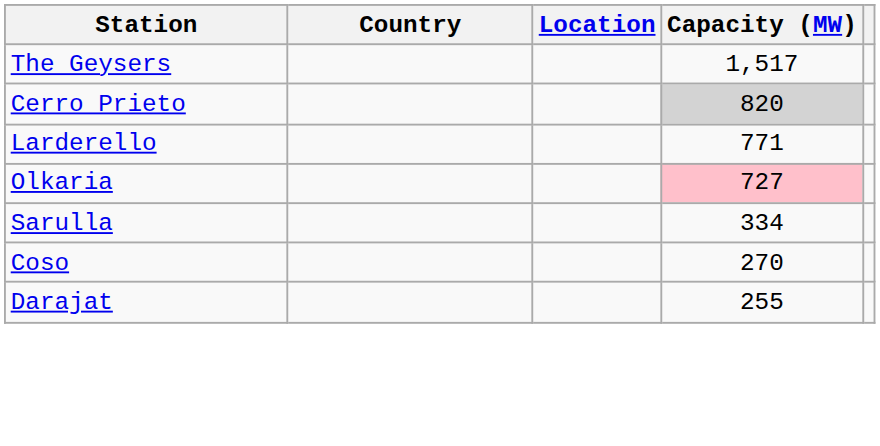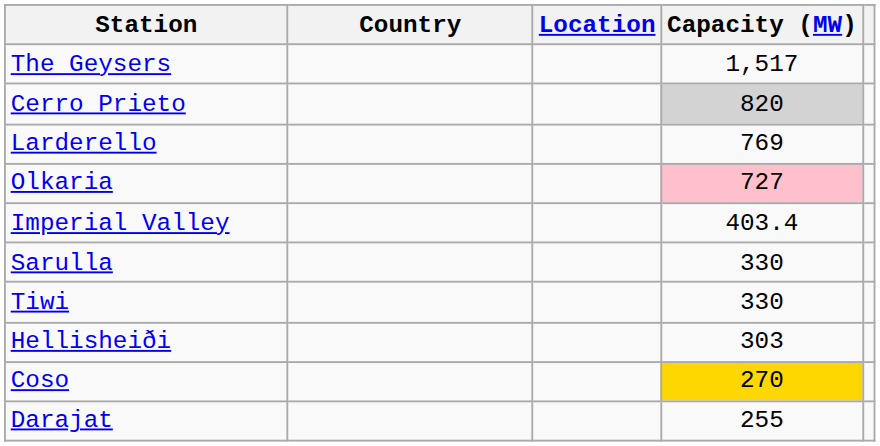(762, 144) 771 -> (762, 144) 769
+ row: (120, 223)
(762, 223) 334 -> (762, 262) 330
+ row: (40, 302)
+ row: (91, 342)
(762, 262) no background -> (762, 381) gold background
